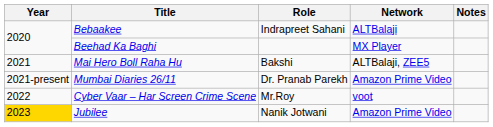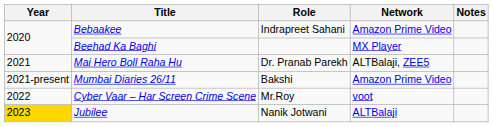(375, 29) ALTBalaji -> (402, 29) Amazon Prime Video
(277, 63) Bakshi -> (304, 63) Dr. Pranab Parekh
(304, 79) Dr. Pranab Parekh -> (277, 79) Bakshi
(402, 113) Amazon Prime Video -> (375, 113) ALTBalaji
